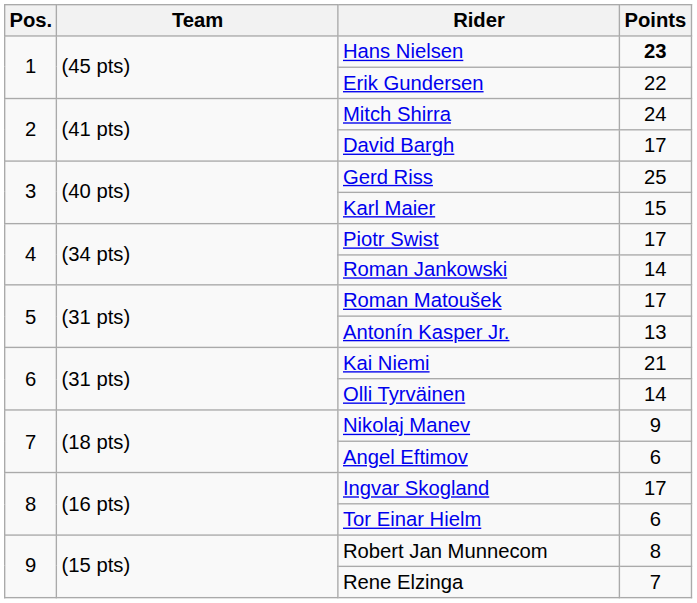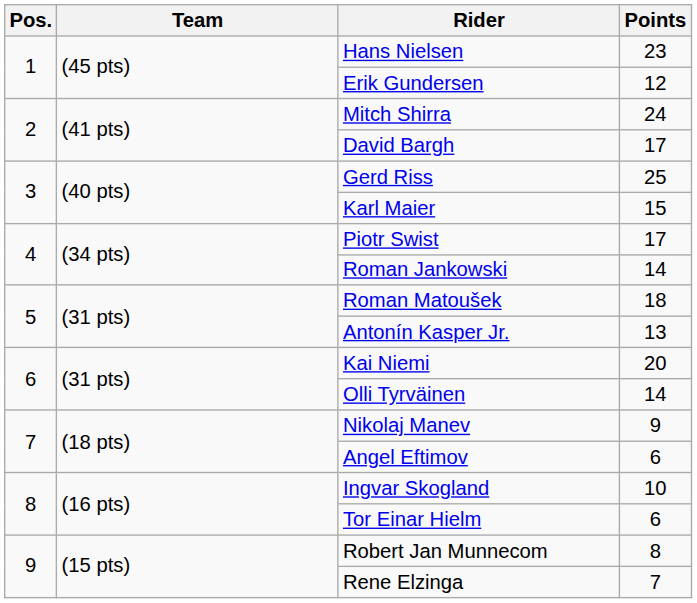(655, 51) bold -> (655, 51) normal
(655, 83) 22 -> (655, 83) 12
(655, 301) 17 -> (655, 301) 18
(655, 363) 21 -> (655, 363) 20
(655, 488) 17 -> (655, 488) 10
